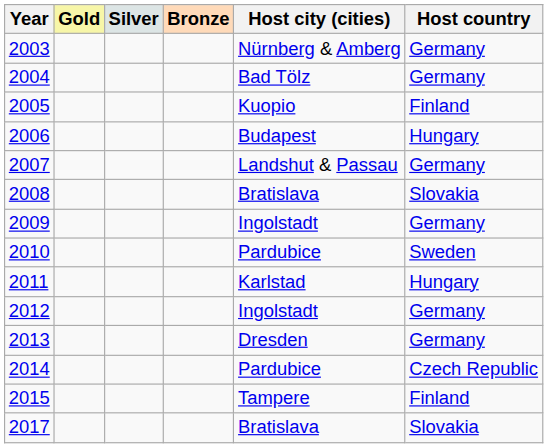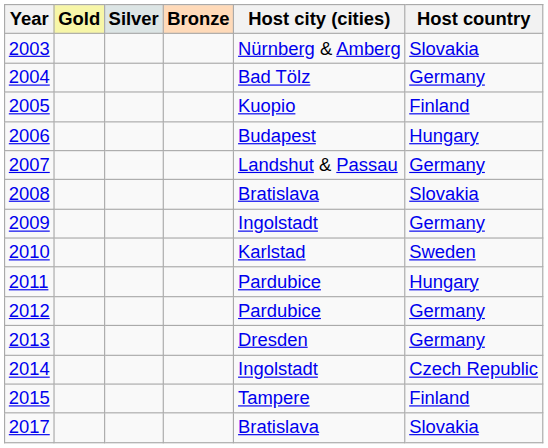(447, 48) Germany -> (444, 48) Slovakia
(280, 252) Pardubice -> (272, 252) Karlstad
(272, 281) Karlstad -> (280, 281) Pardubice
(278, 310) Ingolstadt -> (280, 310) Pardubice
(280, 369) Pardubice -> (278, 369) Ingolstadt
